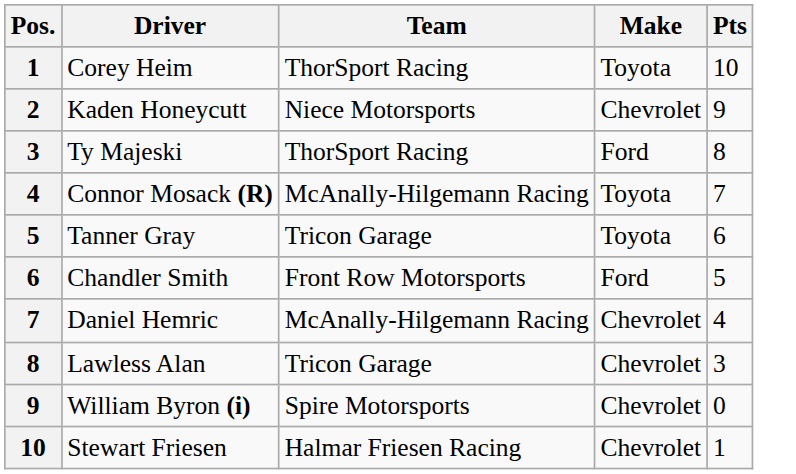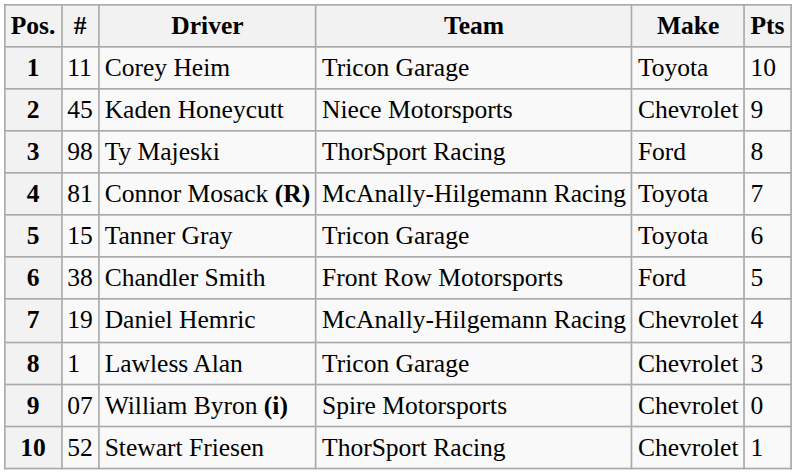+ column: (80, 25)
(376, 67) ThorSport Racing -> (396, 67) Tricon Garage
(403, 446) Halmar Friesen Racing -> (414, 446) ThorSport Racing
